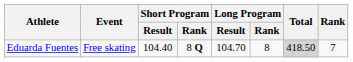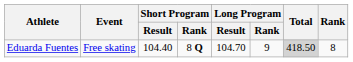(267, 48) 8 -> (267, 48) 9
(333, 48) 7 -> (333, 48) 8
